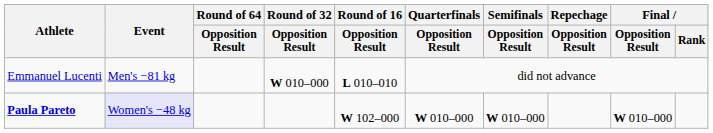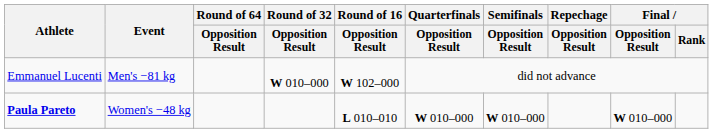(370, 83) L 010–010 -> (370, 83) W 102–000
(149, 110) lavender background -> (149, 110) no background
(370, 118) W 102–000 -> (370, 118) L 010–010
